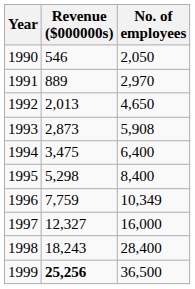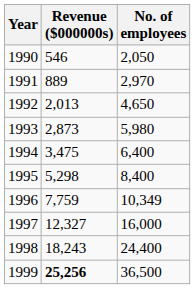(137, 128) 5,908 -> (137, 128) 5,980
(141, 248) 28,400 -> (141, 248) 24,400
